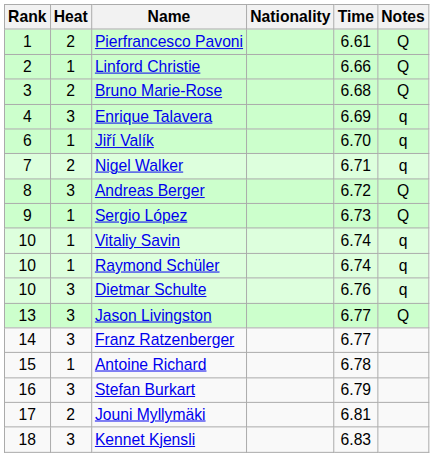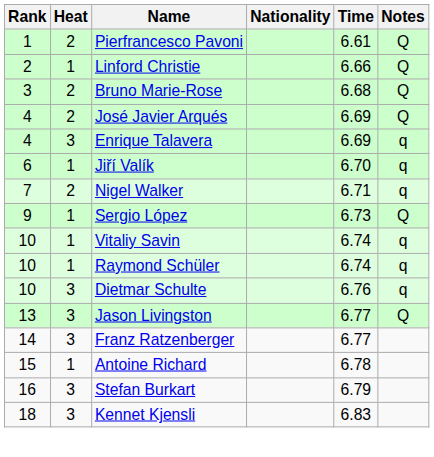+ row: (161, 116)
- row: (150, 191)
- row: (150, 414)
